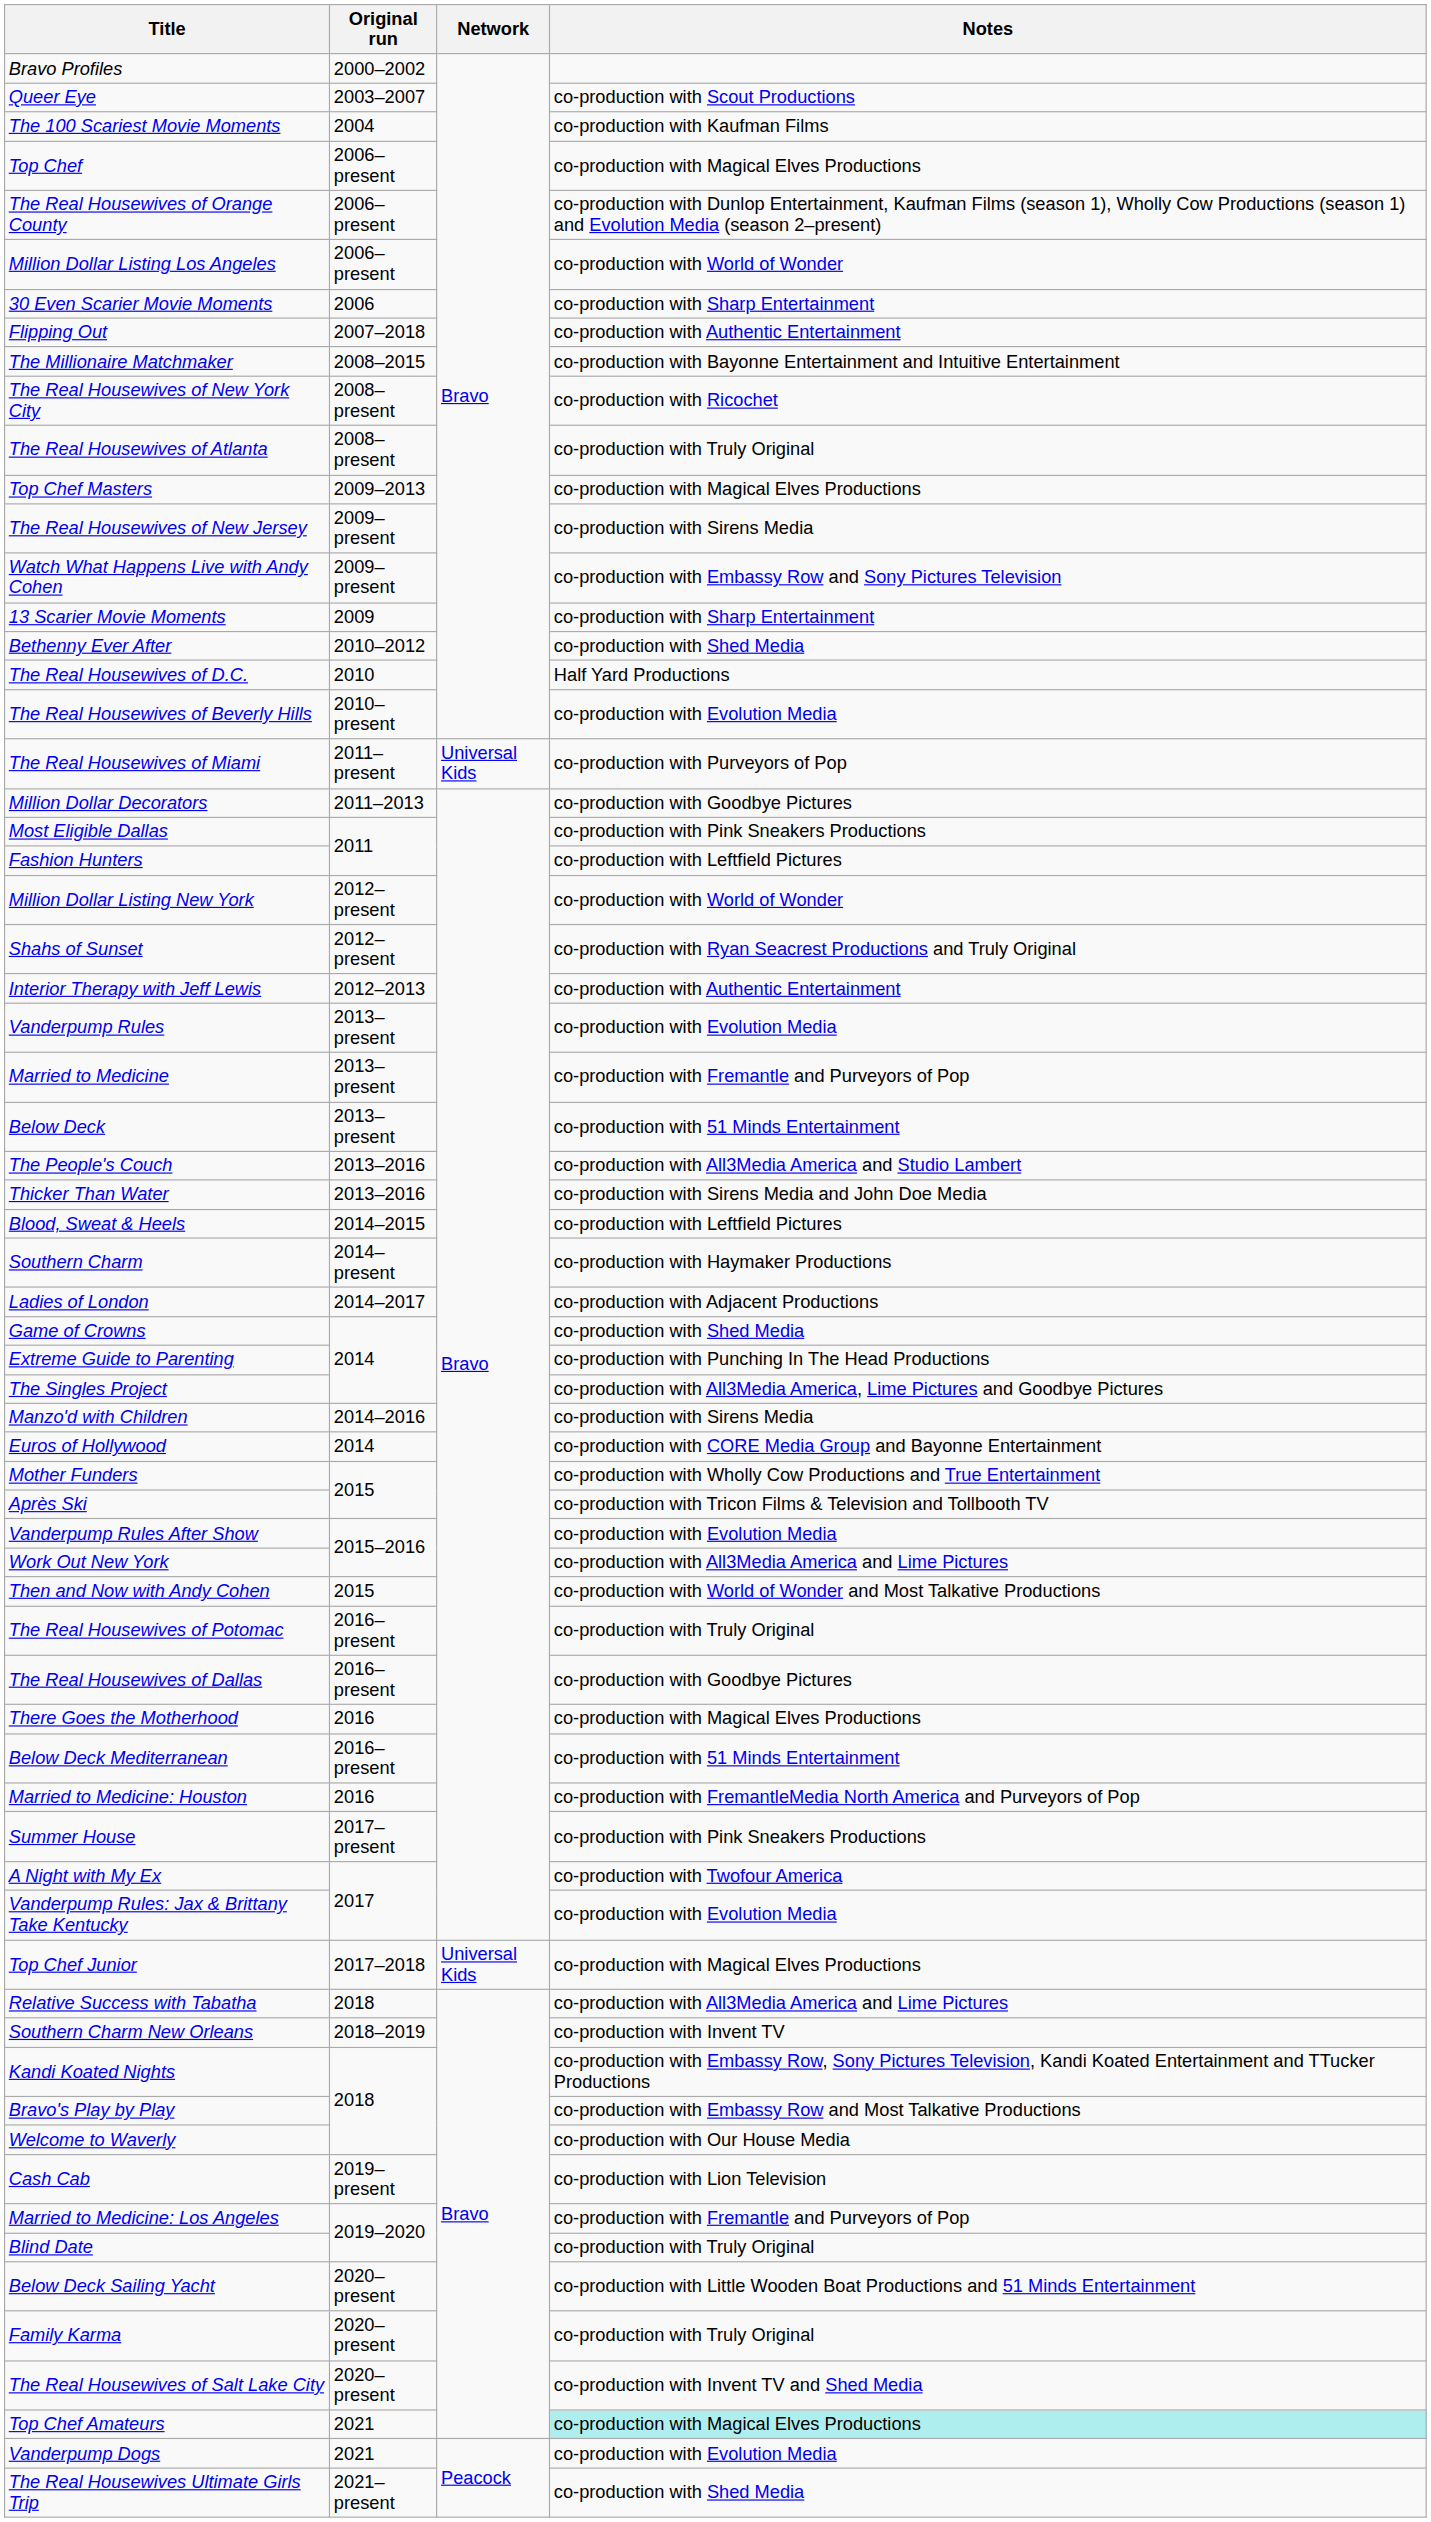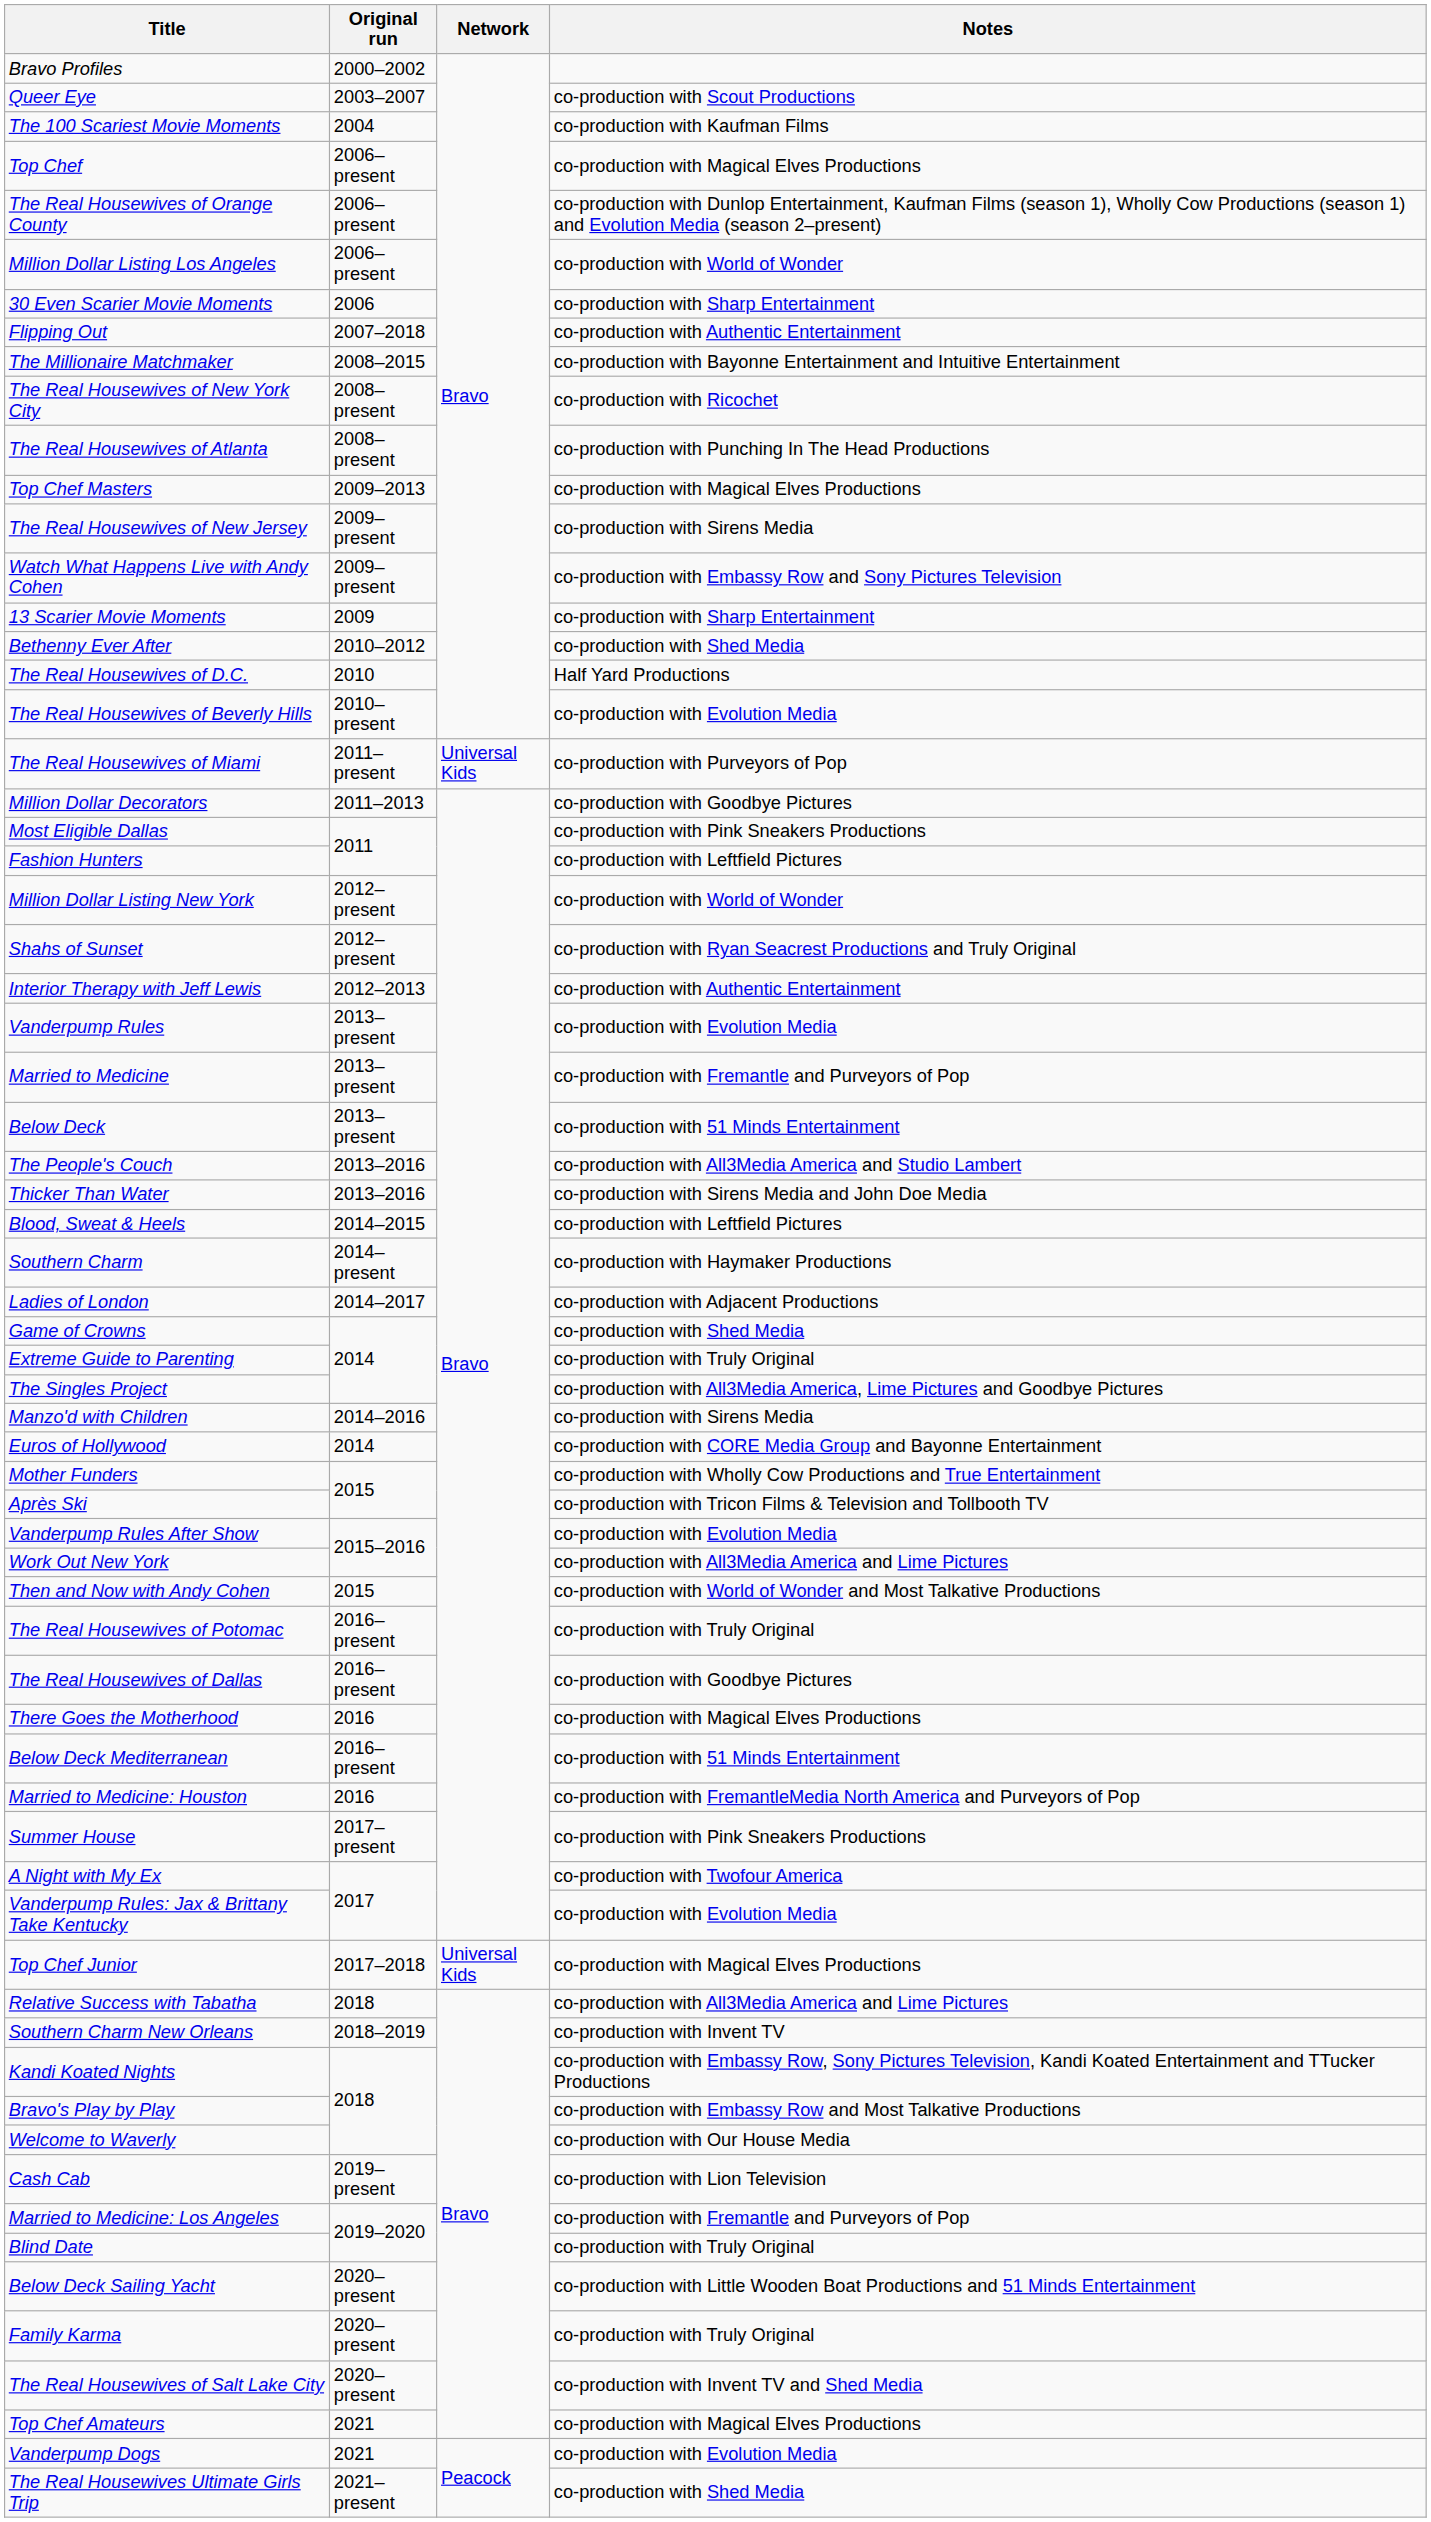(684, 450) co-production with Truly Original -> (772, 450) co-production with Punching In The Head Productions
(772, 1359) co-production with Punching In The Head Productions -> (684, 1359) co-production with Truly Original
(737, 2424) paleturquoise background -> (737, 2424) no background
